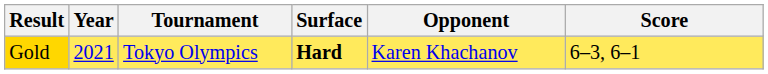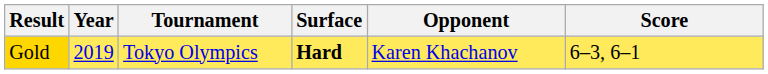(94, 52) 2021 -> (94, 52) 2019
